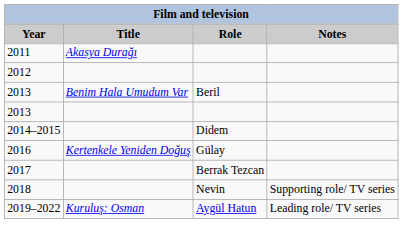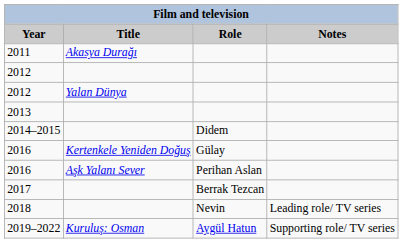+ row: (19, 92)
- row: (19, 92)
+ row: (19, 170)
(332, 189) Supporting role/ TV series -> (325, 209) Leading role/ TV series
(325, 209) Leading role/ TV series -> (332, 228) Supporting role/ TV series
